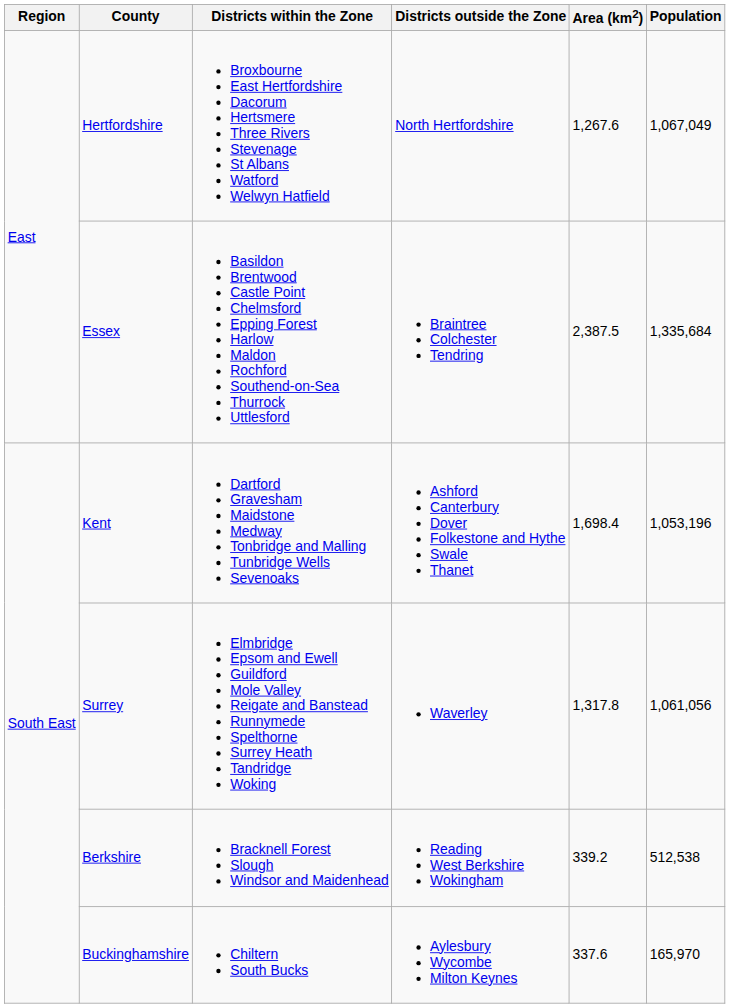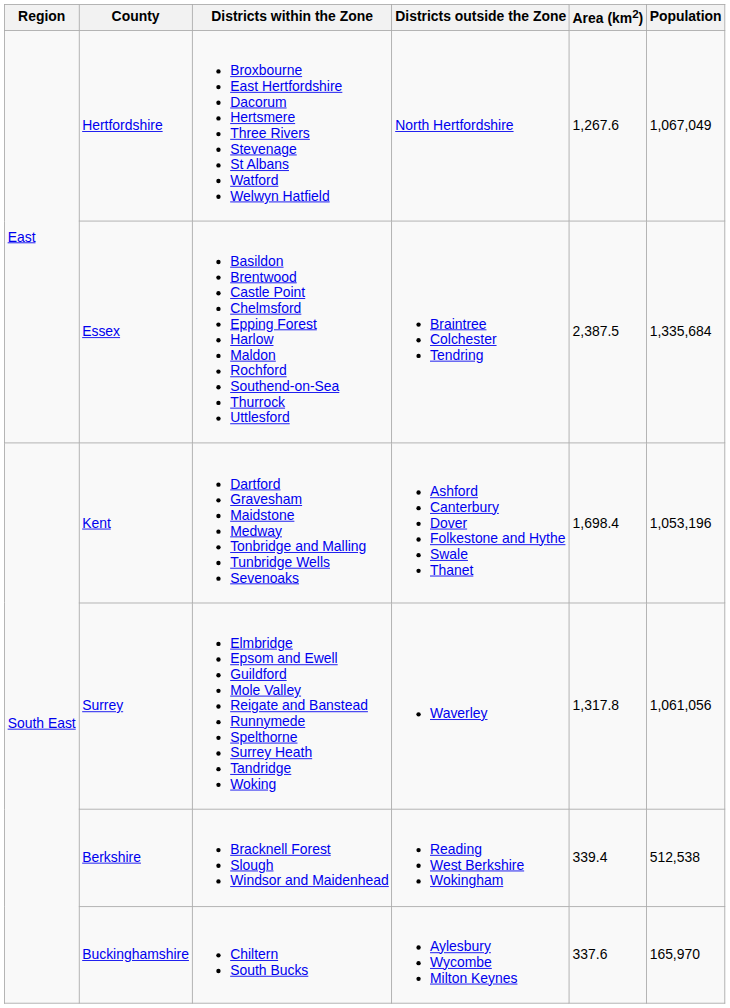(590, 857) 339.2 -> (590, 857) 339.4
